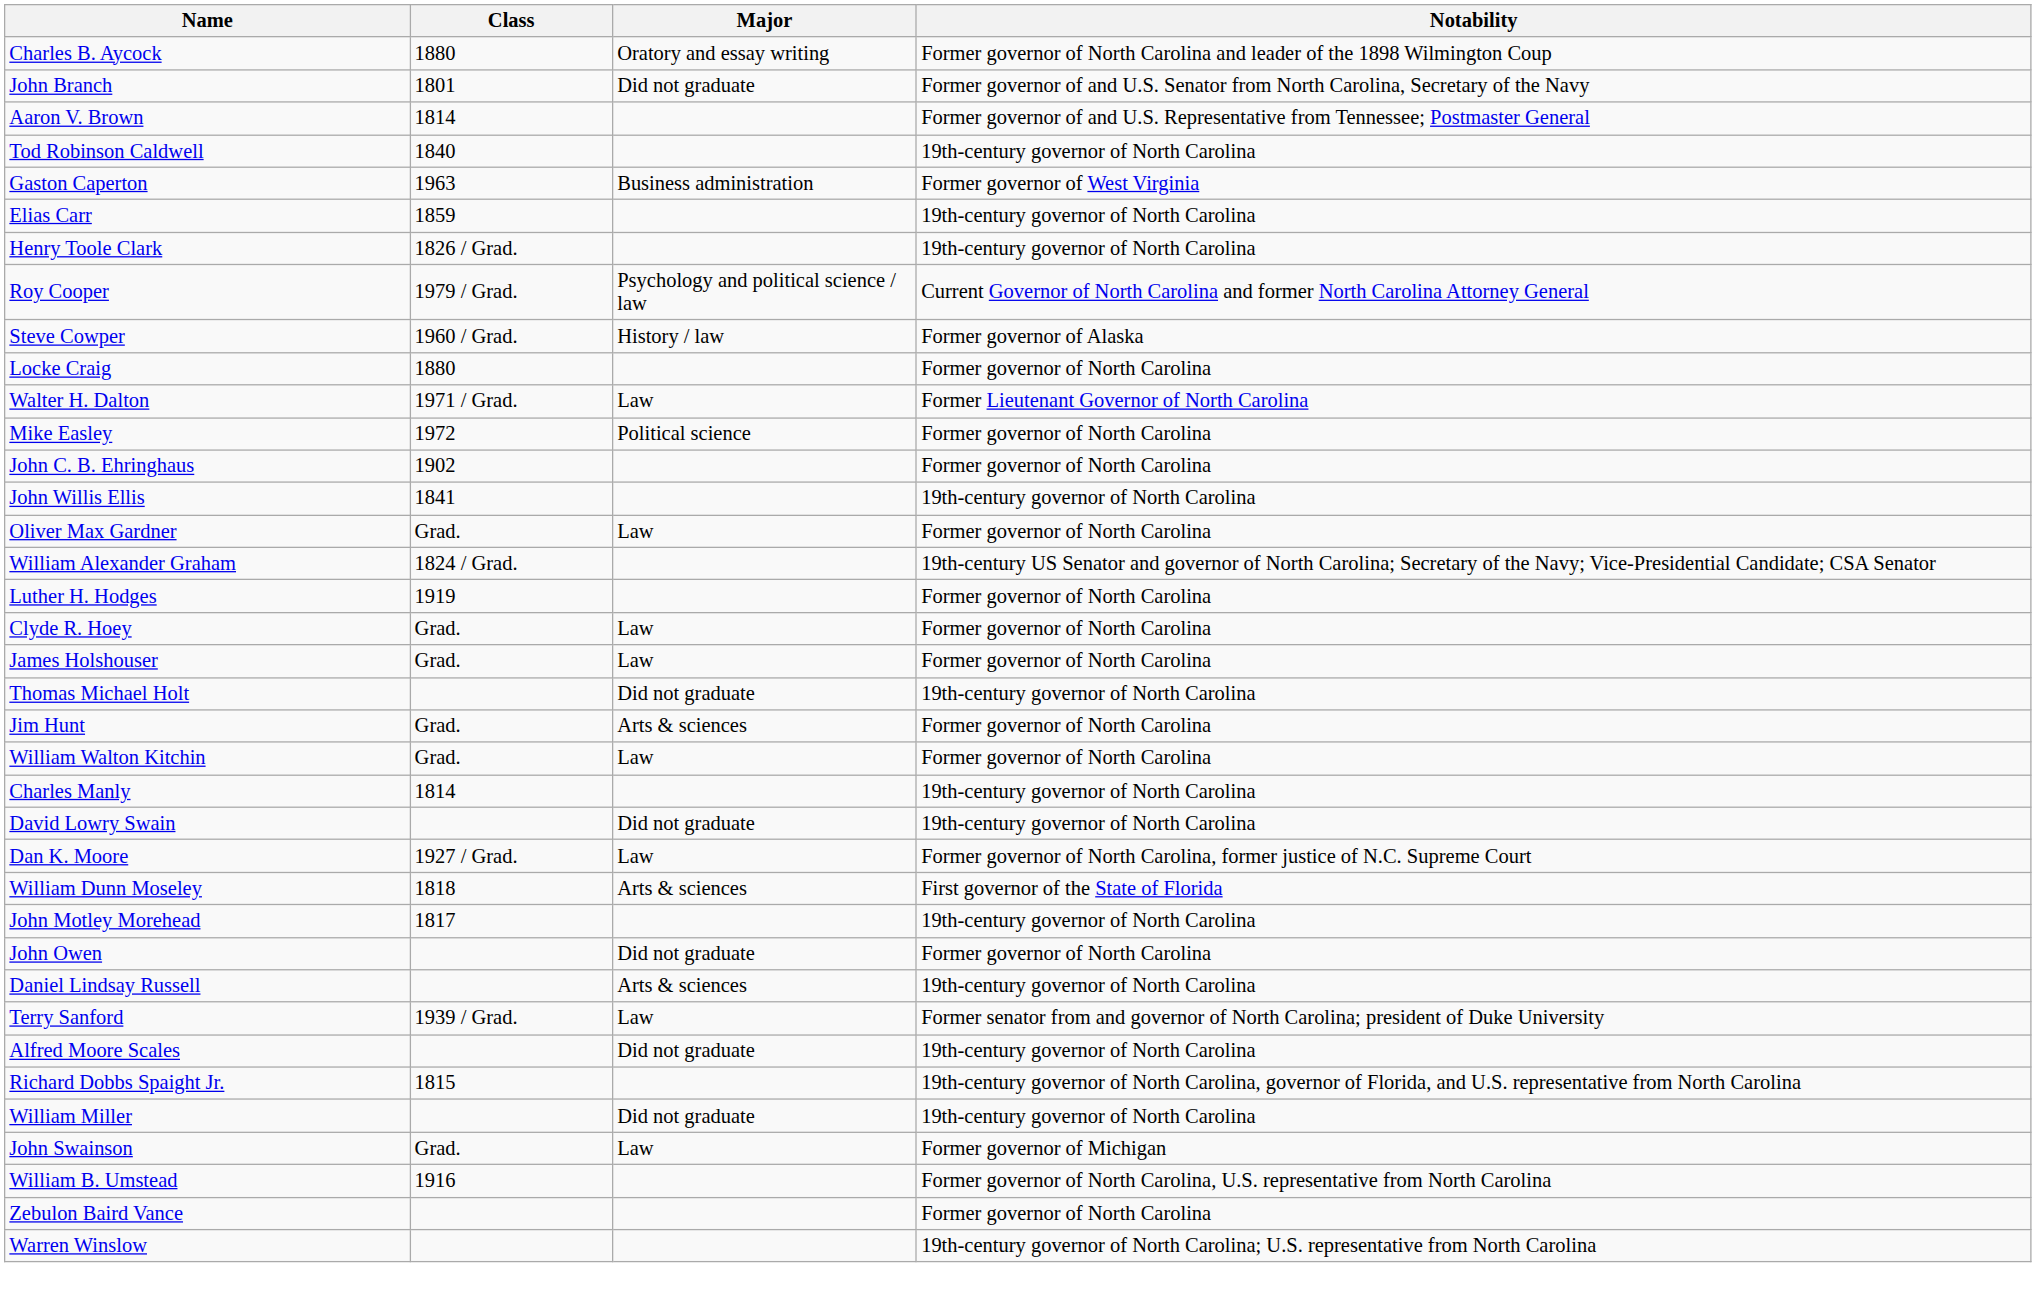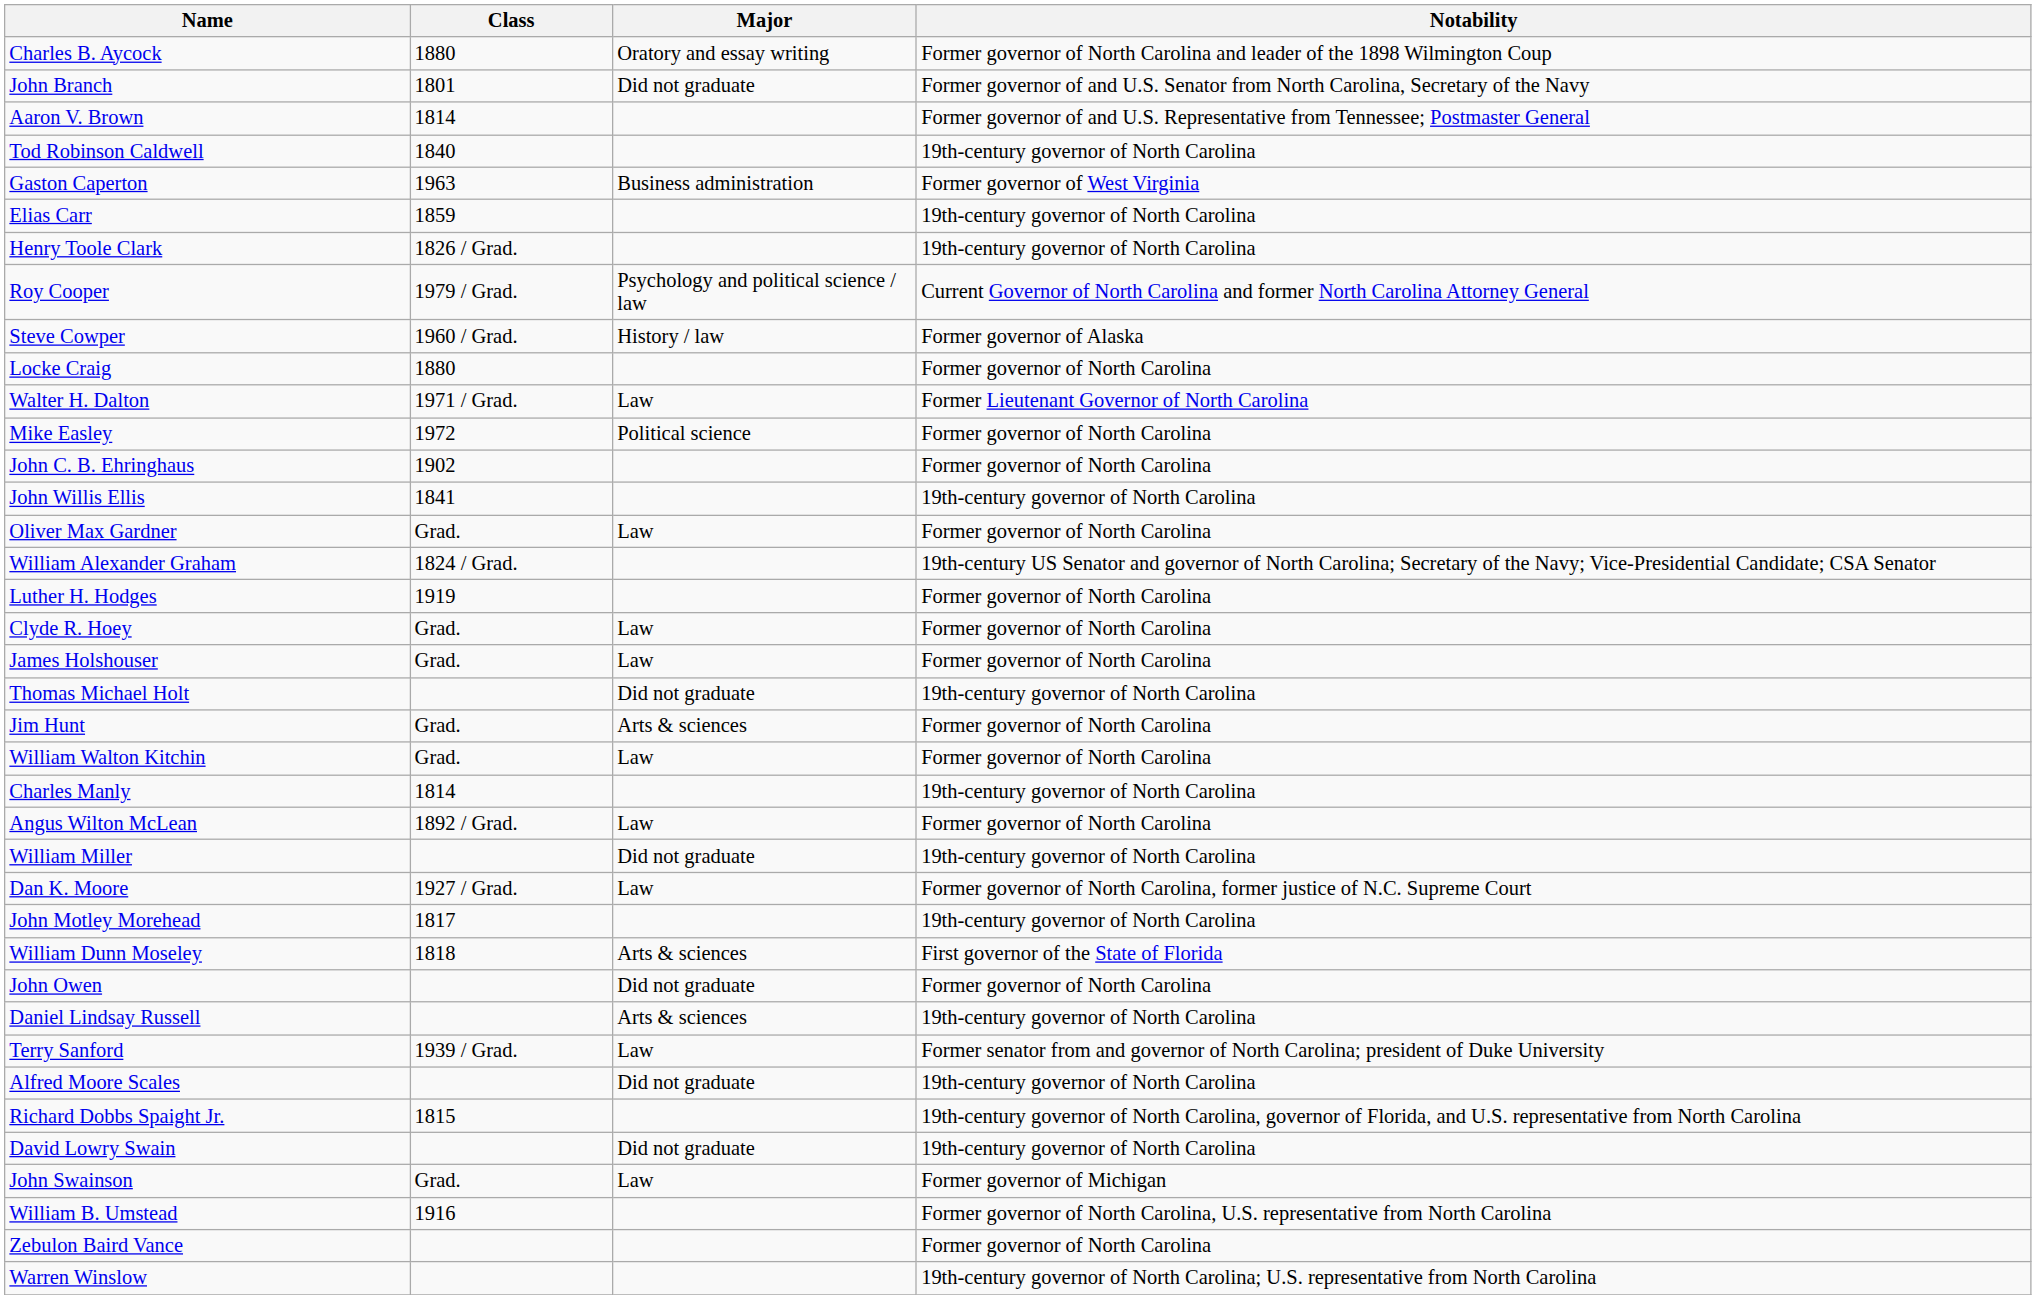+ row: (103, 823)
rows swapped: (71, 1115) <-> (92, 823)
rows swapped: (105, 920) <-> (106, 888)
